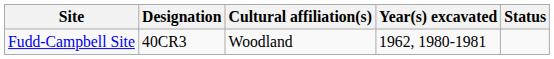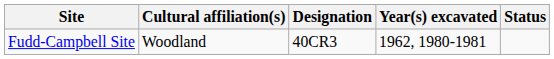columns swapped: (182, 16) <-> (300, 16)
